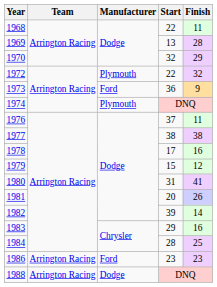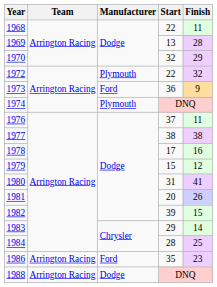(198, 213) 14 -> (198, 213) 15
(198, 228) 16 -> (198, 228) 14
(171, 259) 23 -> (171, 259) 35
